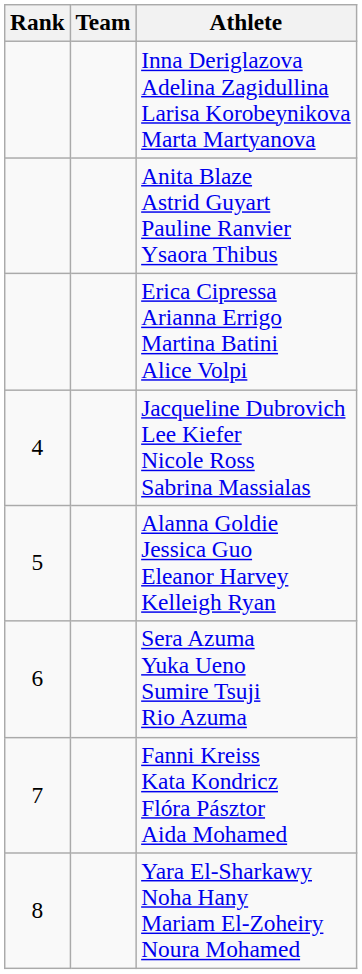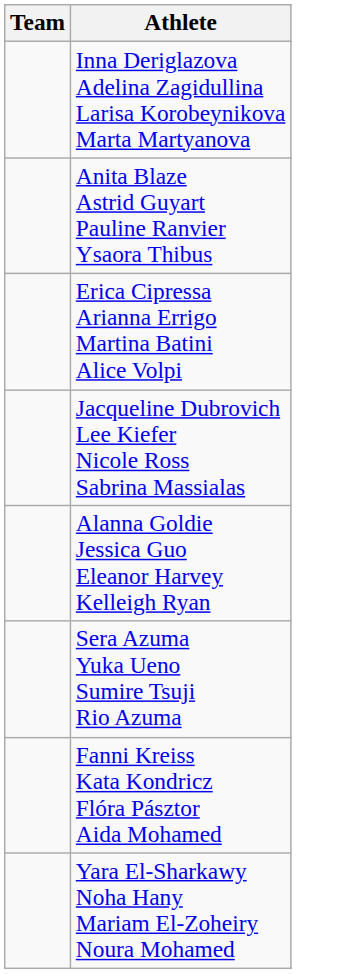- column: (37, 23)
